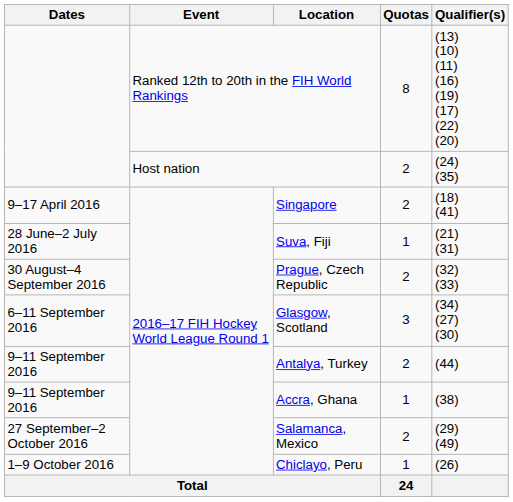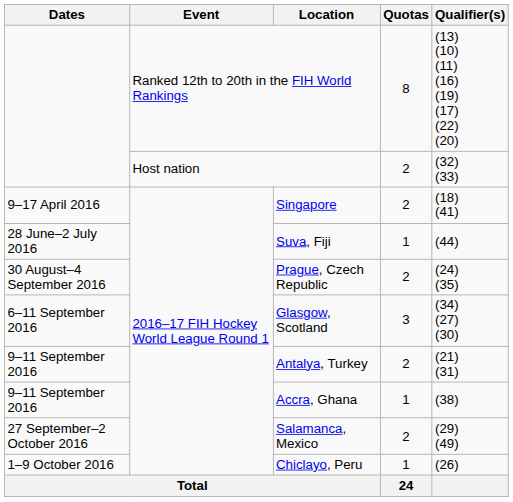(447, 169) (24) (35) -> (447, 169) (32) (33)
(447, 241) (21) (31) -> (447, 241) (44)
(447, 277) (32) (33) -> (447, 277) (24) (35)
(447, 364) (44) -> (447, 364) (21) (31)
